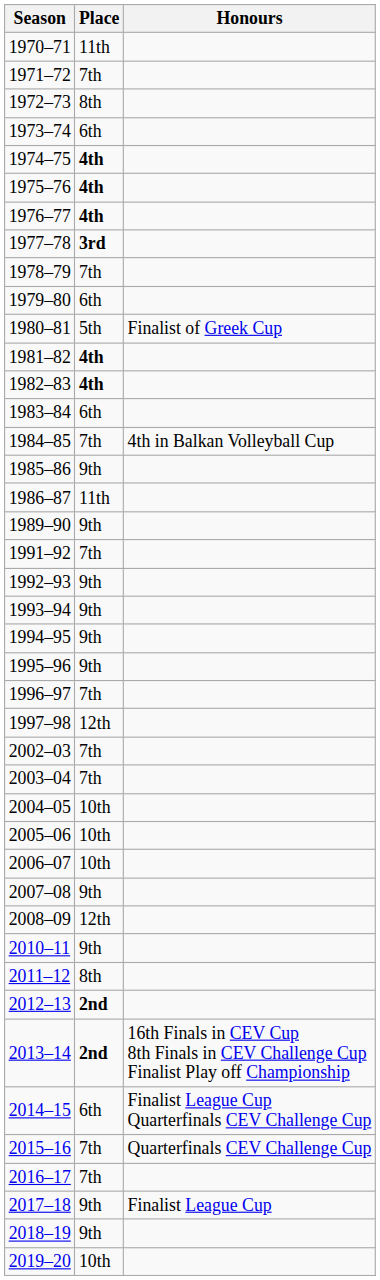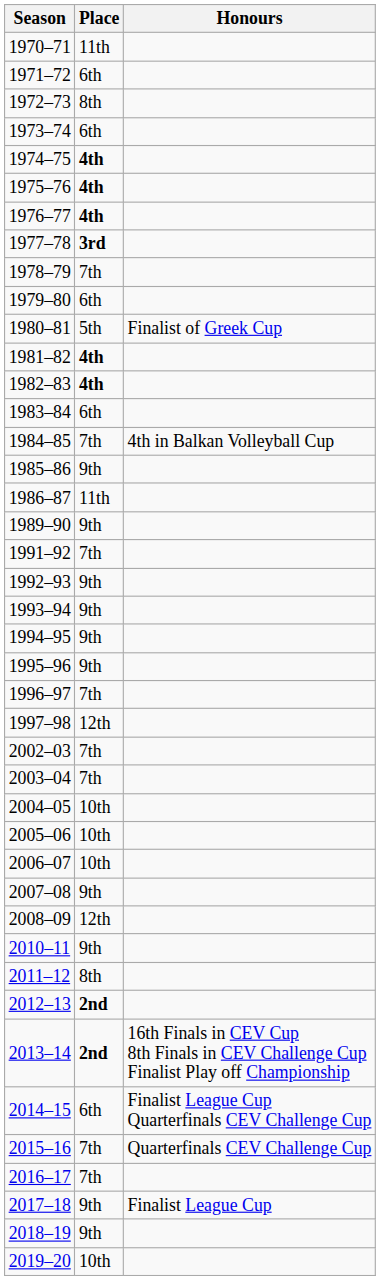(90, 74) 7th -> (90, 74) 6th
